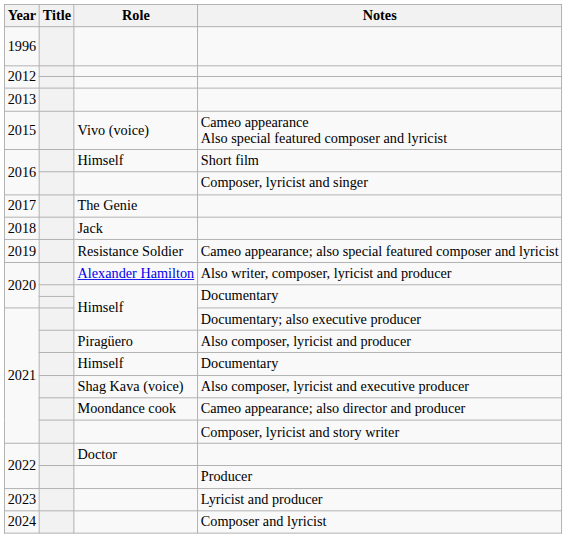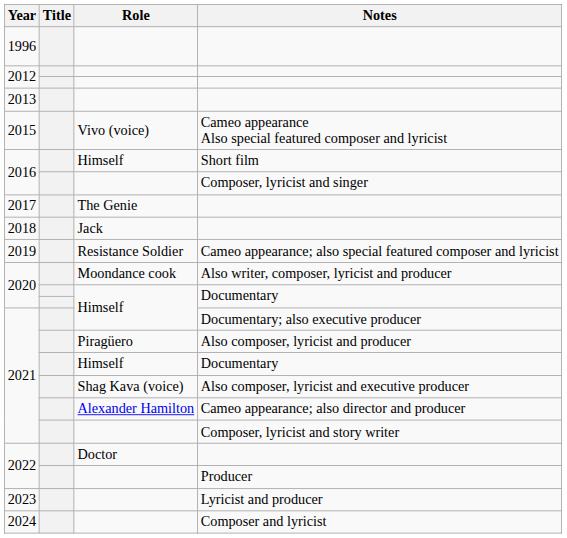(136, 273) Alexander Hamilton -> (127, 273) Moondance cook
(127, 409) Moondance cook -> (136, 409) Alexander Hamilton
